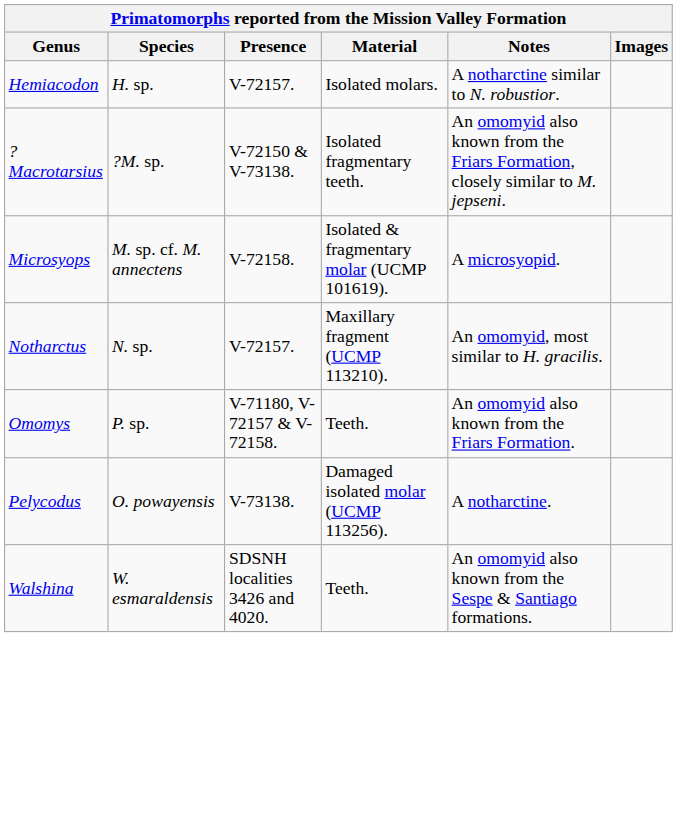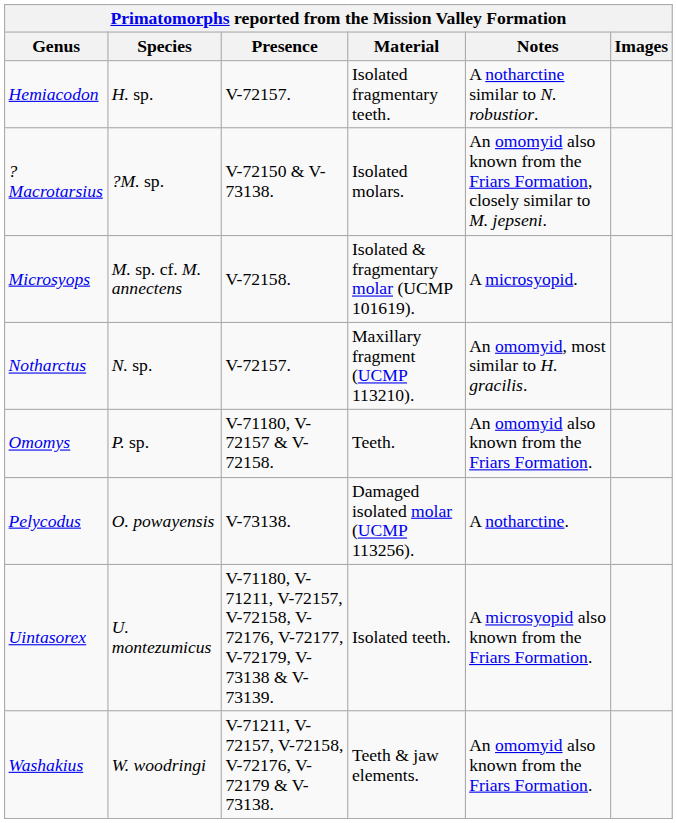(382, 84) Isolated molars. -> (395, 94) Isolated fragmentary teeth.
(368, 161) Isolated fragmentary teeth. -> (380, 181) Isolated molars.
+ row: (47, 637)
- row: (41, 588)
+ row: (46, 764)
